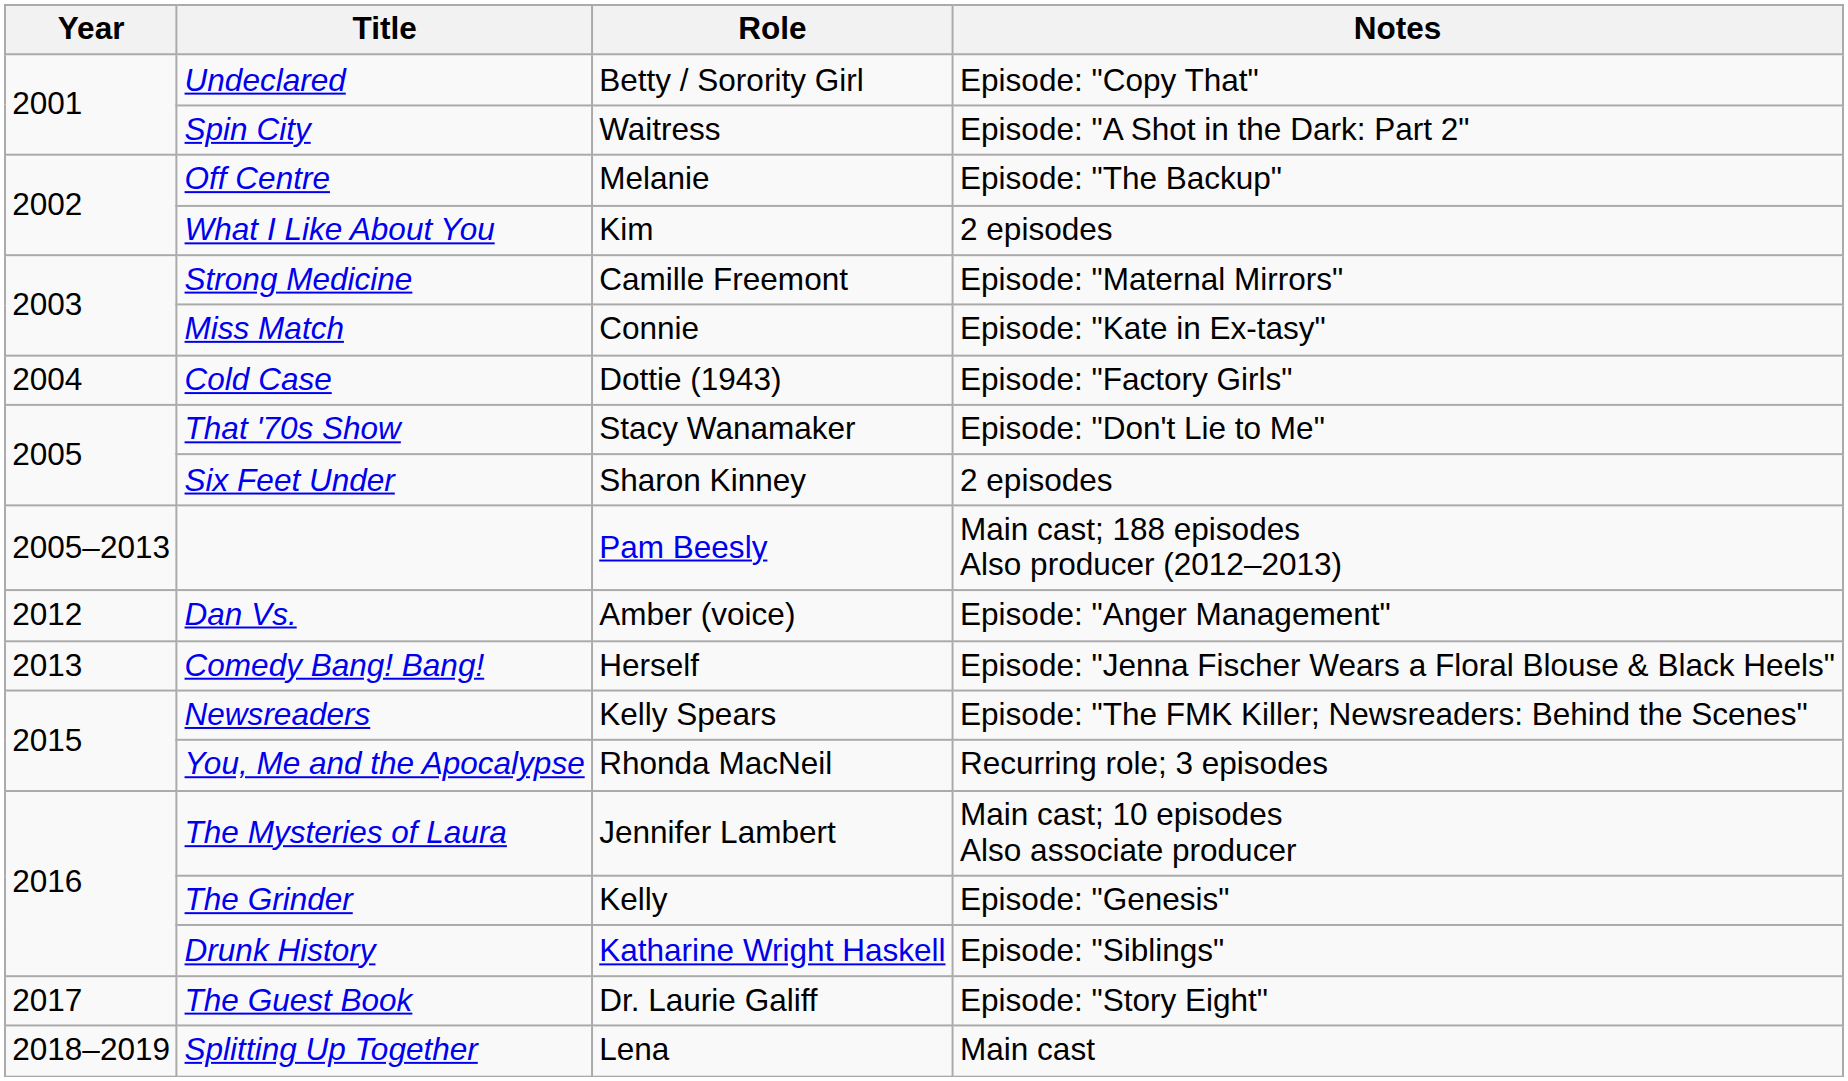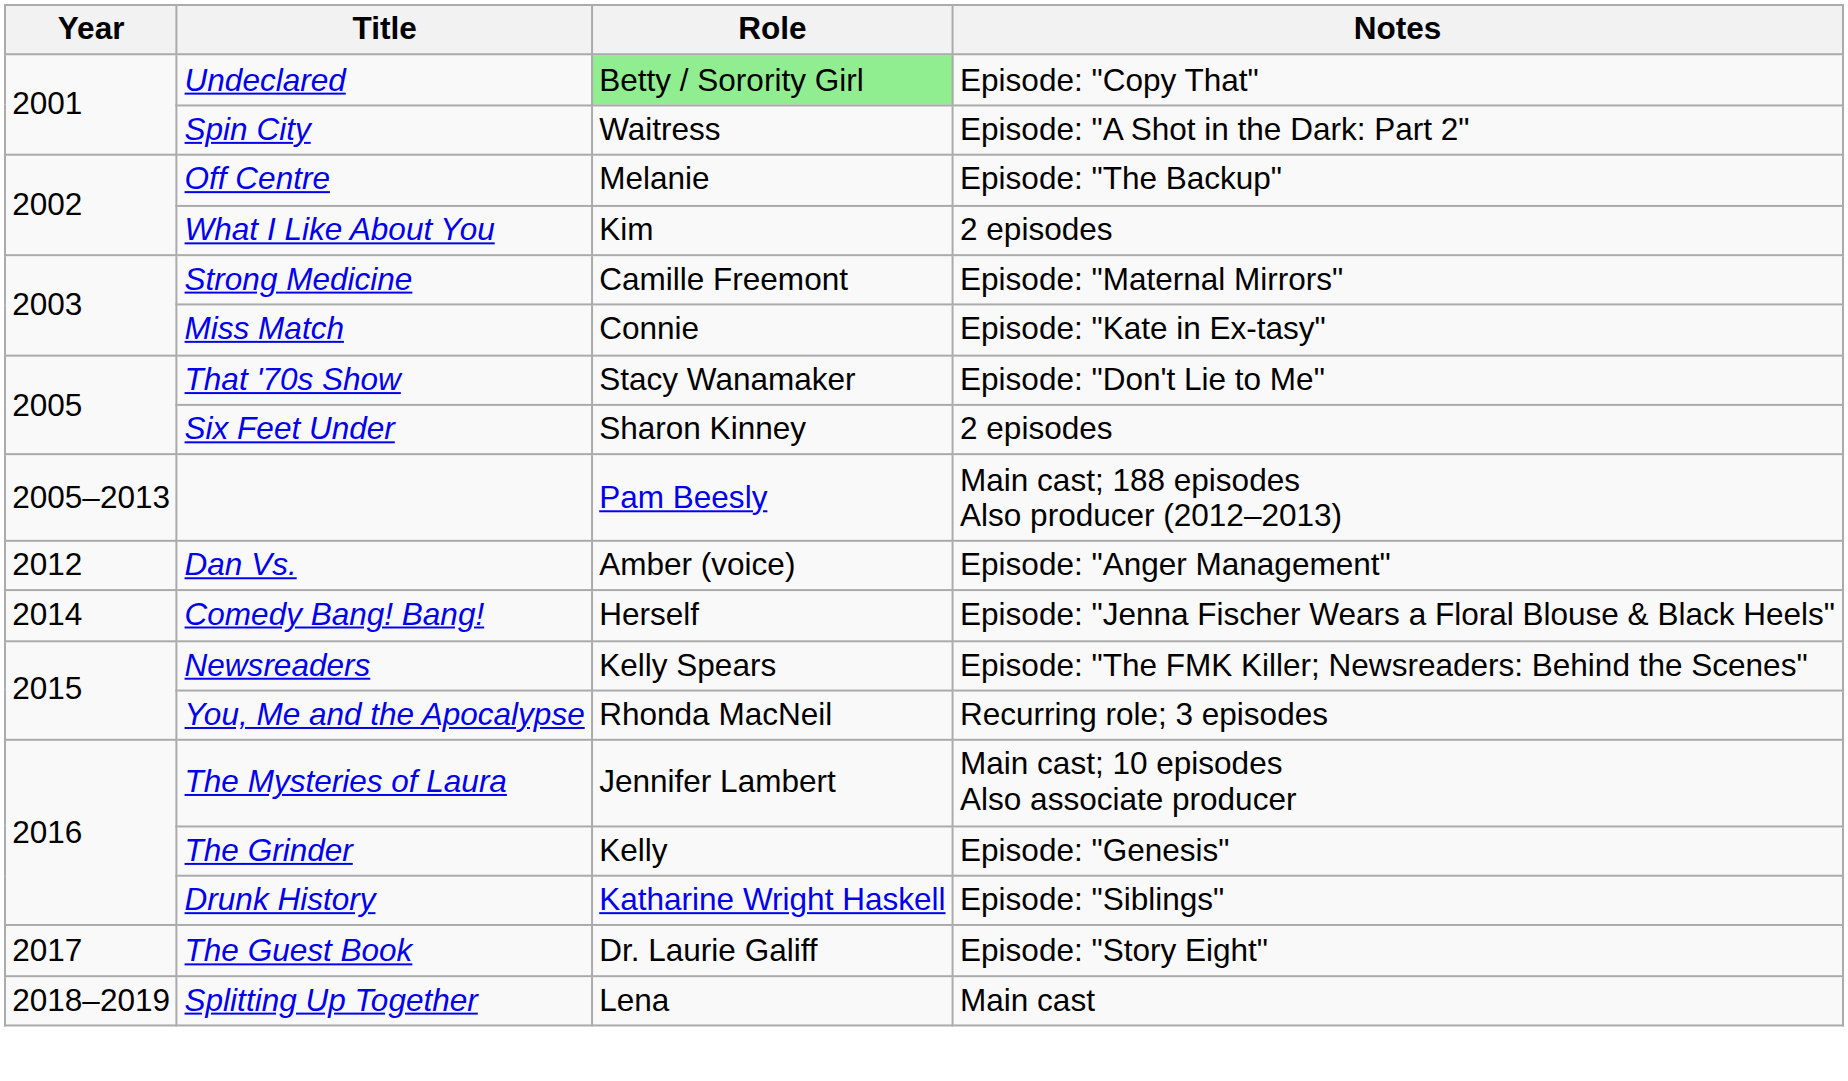(731, 79) no background -> (731, 79) lightgreen background
- row: (258, 379)
(47, 664) 2013 -> (47, 614) 2014
